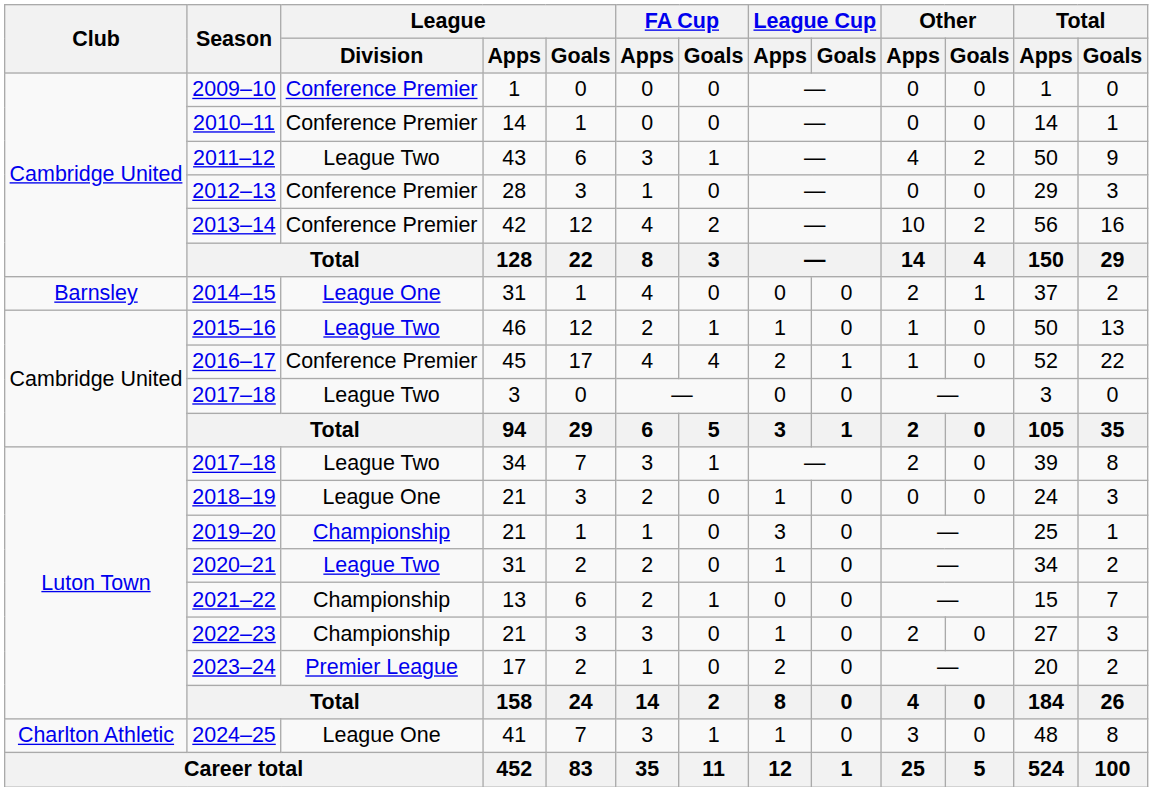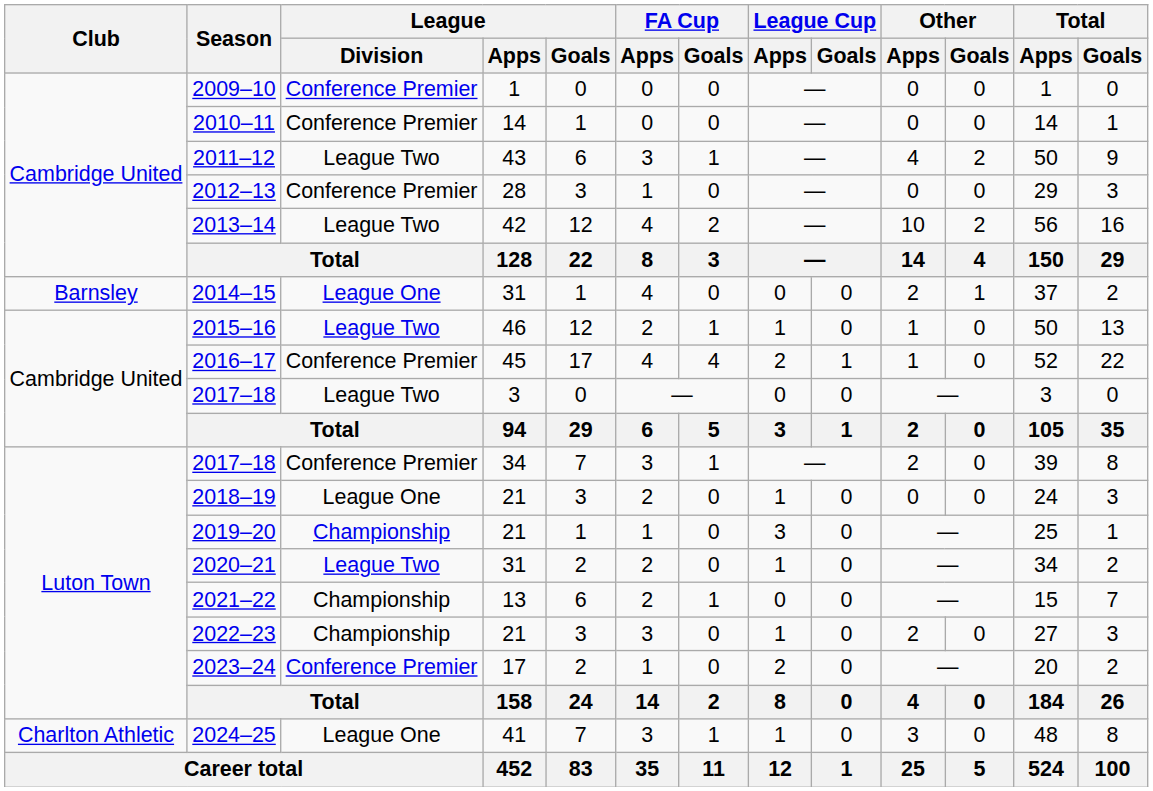(382, 225) Conference Premier -> (382, 225) League Two
(382, 463) League Two -> (382, 463) Conference Premier
(382, 667) Premier League -> (382, 667) Conference Premier
